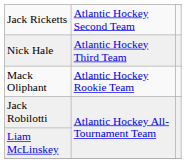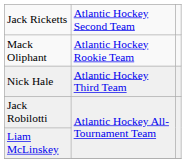rows swapped: (30, 50) <-> (27, 81)
